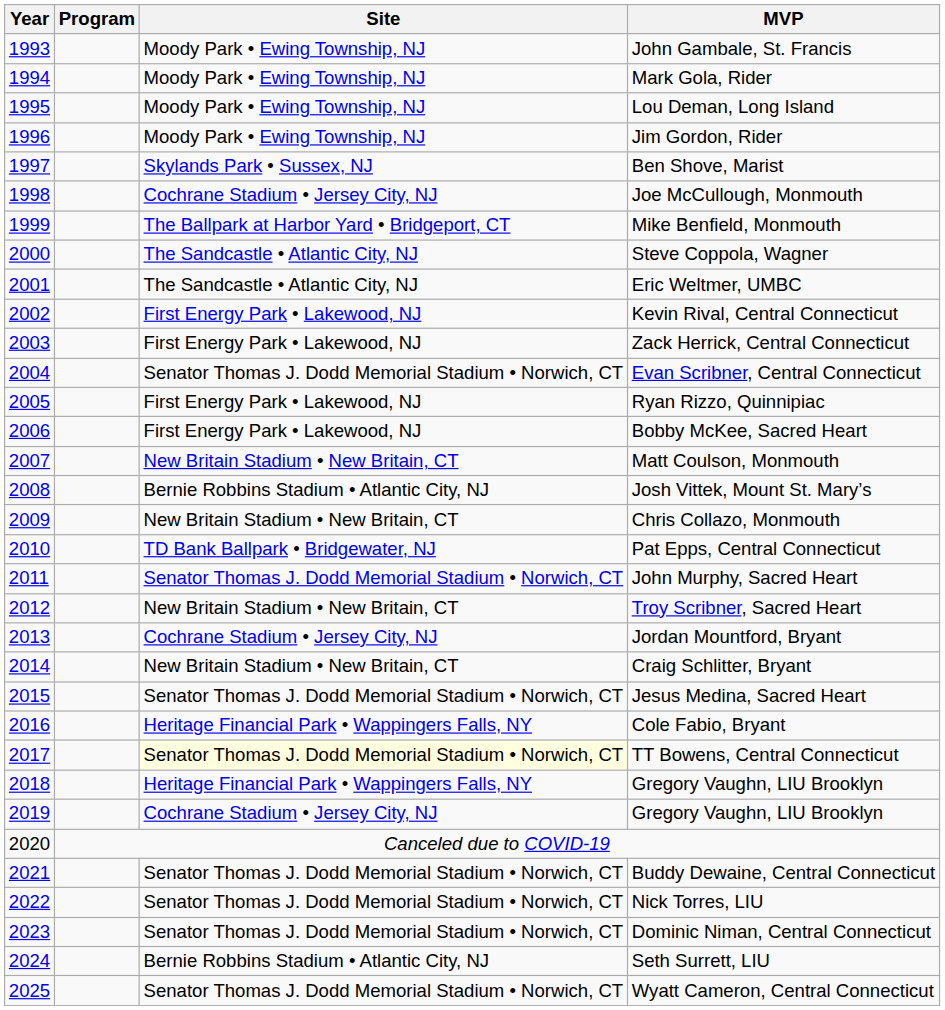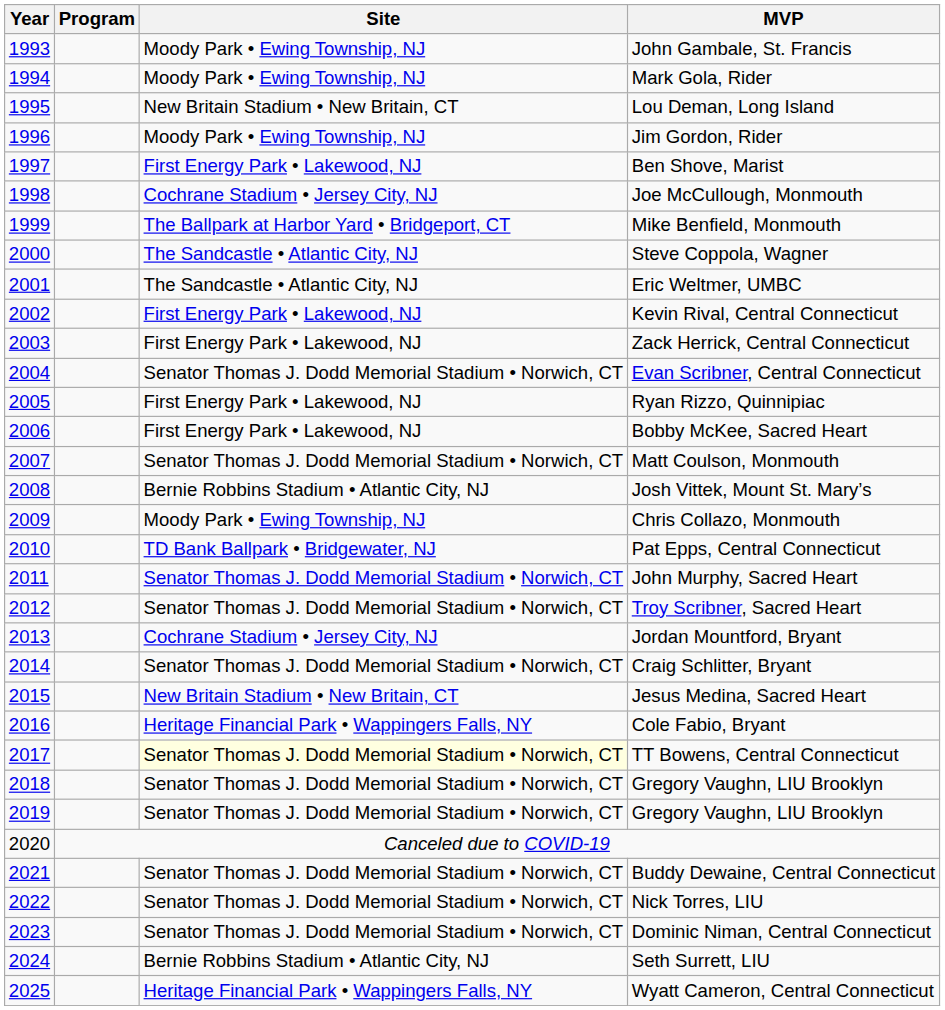(284, 107) Moody Park • Ewing Township, NJ -> (301, 107) New Britain Stadium • New Britain, CT
(258, 166) Skylands Park • Sussex, NJ -> (282, 166) First Energy Park • Lakewood, NJ
(301, 460) New Britain Stadium • New Britain, CT -> (383, 460) Senator Thomas J. Dodd Memorial Stadium • Norwich, CT
(301, 519) New Britain Stadium • New Britain, CT -> (284, 519) Moody Park • Ewing Township, NJ
(301, 607) New Britain Stadium • New Britain, CT -> (383, 607) Senator Thomas J. Dodd Memorial Stadium • Norwich, CT
(301, 666) New Britain Stadium • New Britain, CT -> (383, 666) Senator Thomas J. Dodd Memorial Stadium • Norwich, CT
(383, 696) Senator Thomas J. Dodd Memorial Stadium • Norwich, CT -> (301, 696) New Britain Stadium • New Britain, CT
(338, 784) Heritage Financial Park • Wappingers Falls, NY -> (383, 784) Senator Thomas J. Dodd Memorial Stadium • Norwich, CT
(291, 813) Cochrane Stadium • Jersey City, NJ -> (383, 813) Senator Thomas J. Dodd Memorial Stadium • Norwich, CT
(383, 990) Senator Thomas J. Dodd Memorial Stadium • Norwich, CT -> (338, 990) Heritage Financial Park • Wappingers Falls, NY
